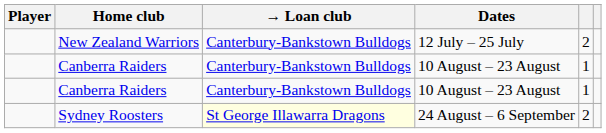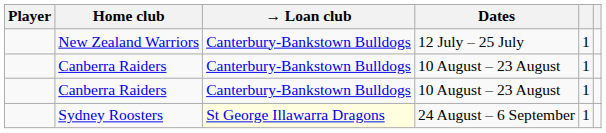(586, 41) 2 -> (586, 41) 1
(586, 115) 2 -> (586, 115) 1
